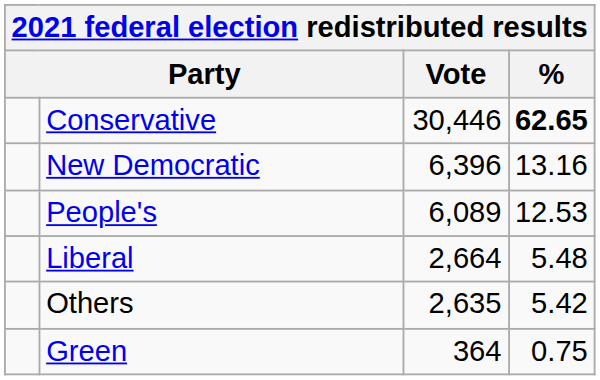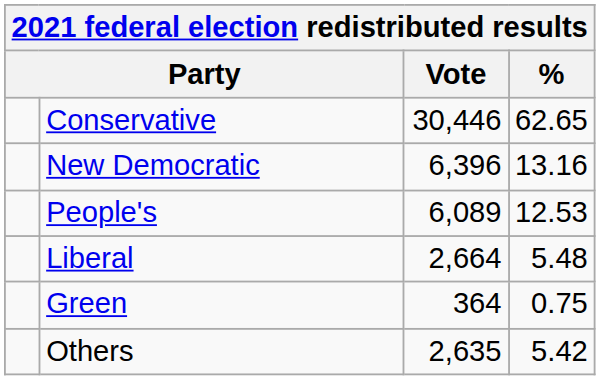(551, 119) bold -> (551, 119) normal
rows swapped: (87, 350) <-> (90, 304)
